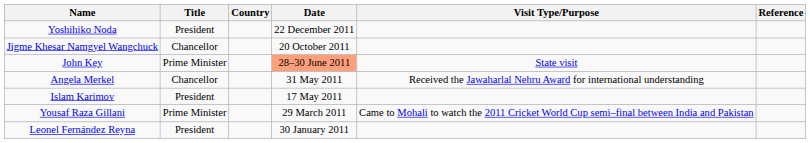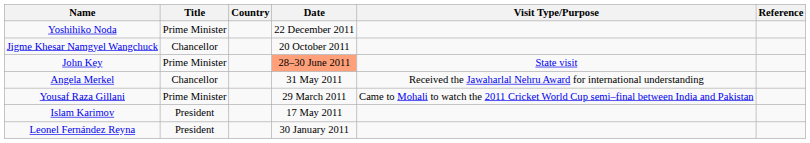(195, 29) President -> (195, 29) Prime Minister
rows swapped: (82, 96) <-> (82, 113)
